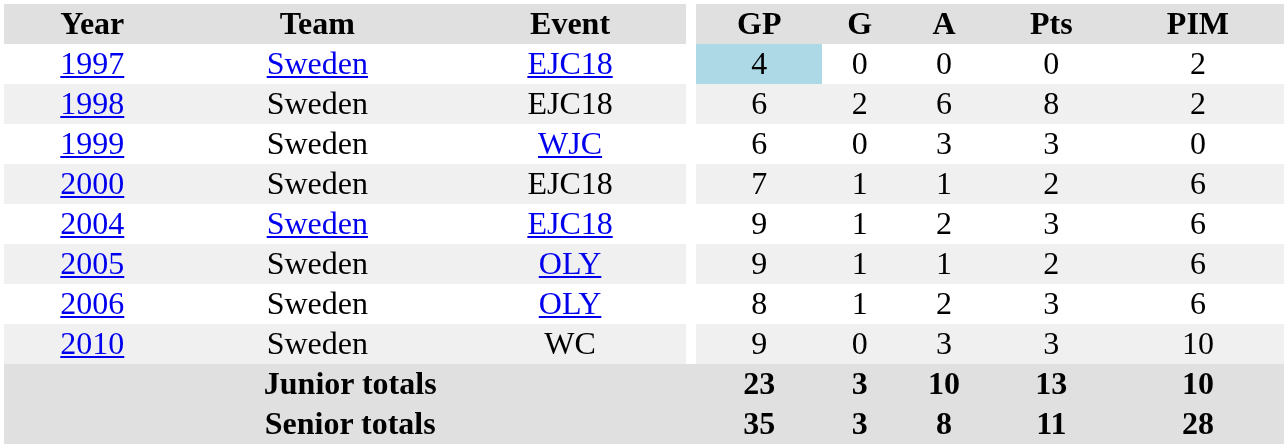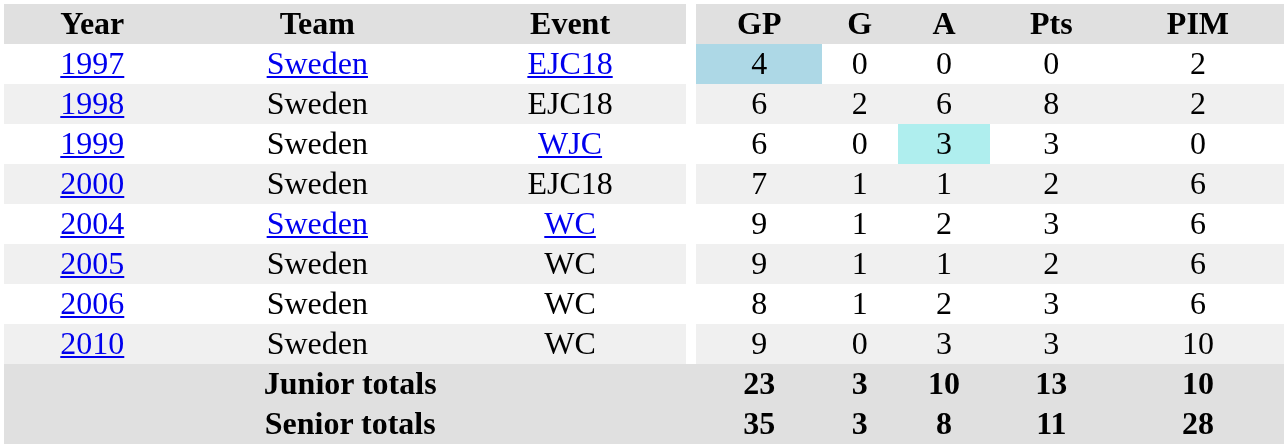(944, 143) no background -> (944, 143) paleturquoise background
(570, 223) EJC18 -> (570, 223) WC
(570, 263) OLY -> (570, 263) WC
(570, 303) OLY -> (570, 303) WC
